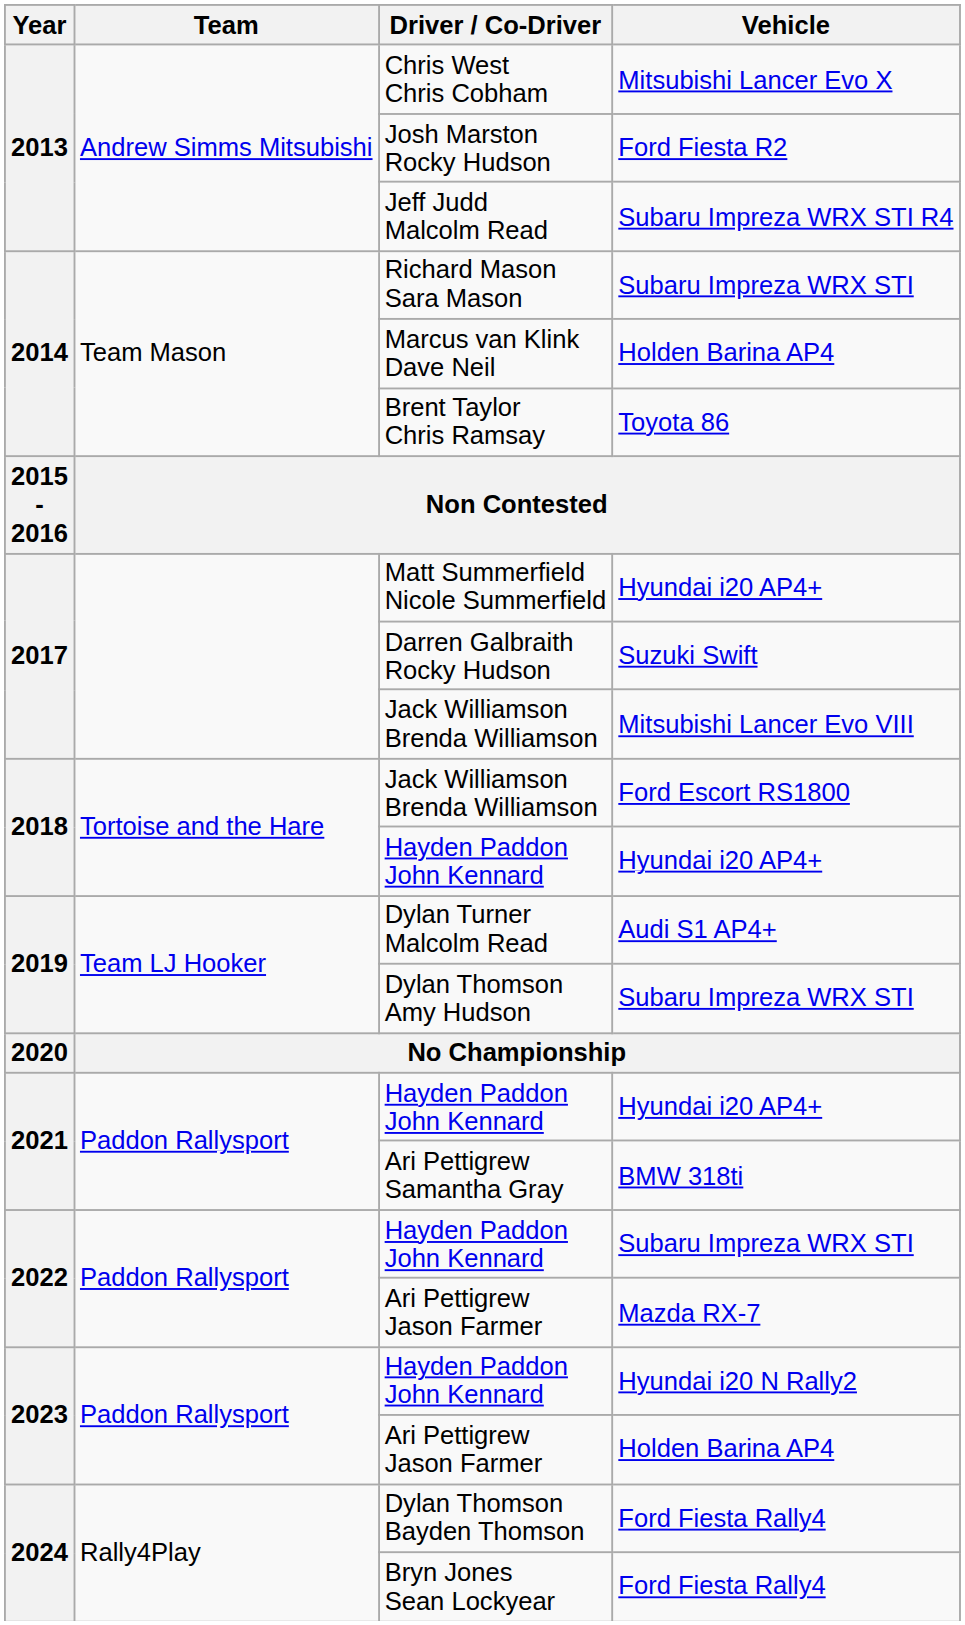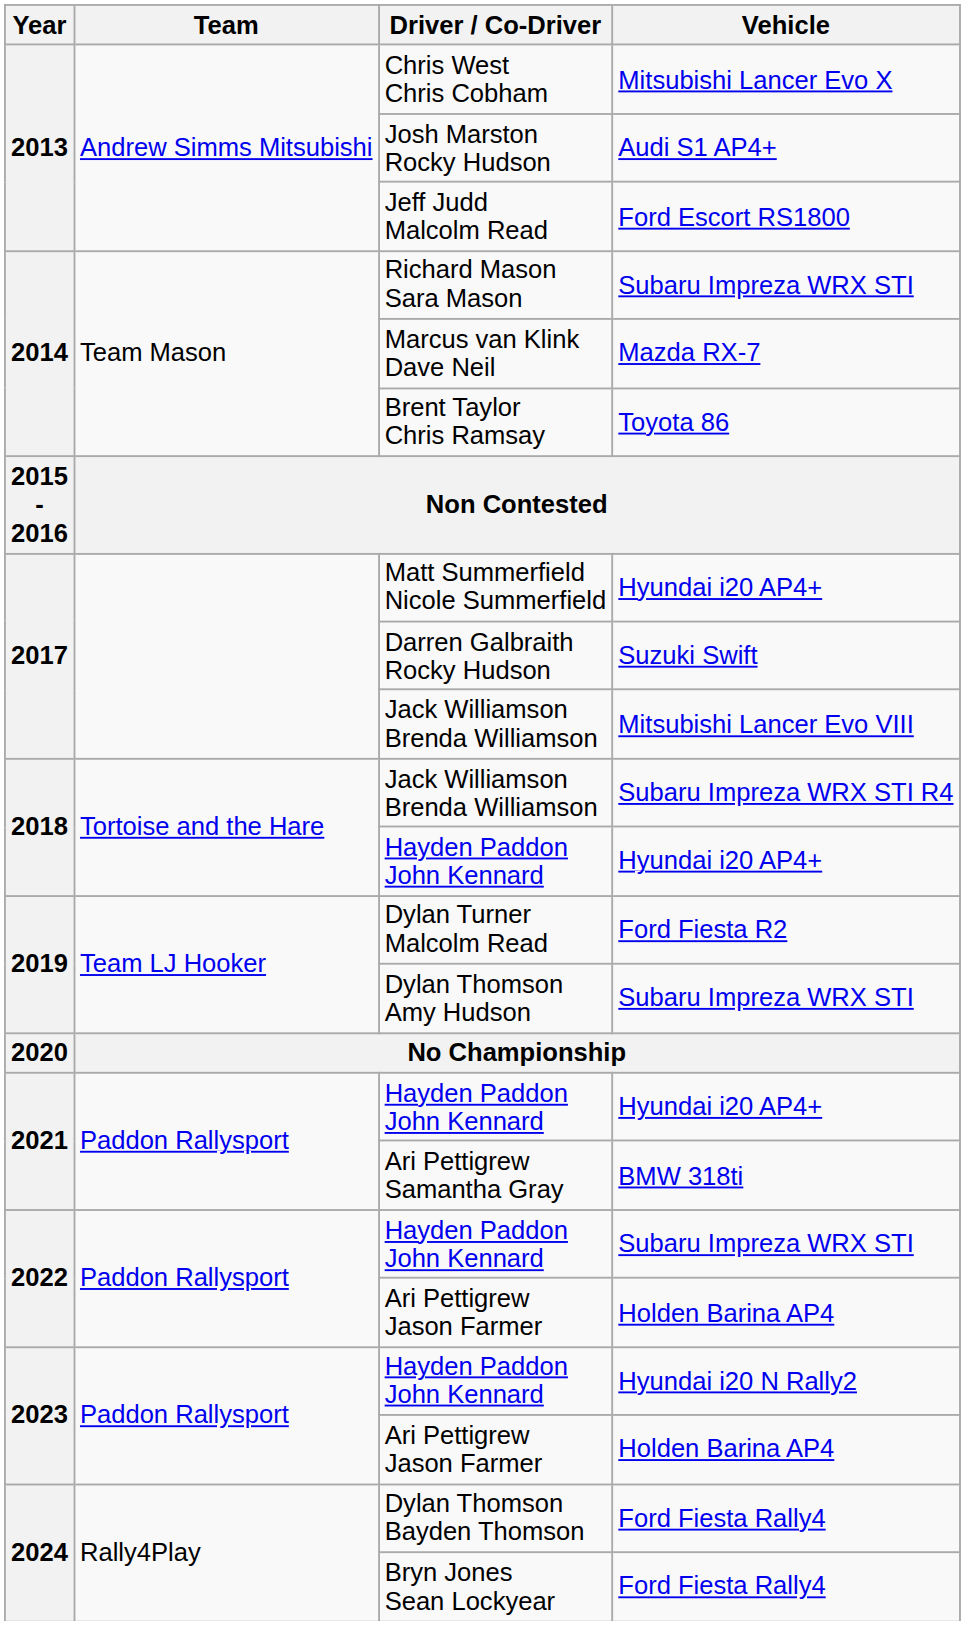(703, 148) Ford Fiesta R2 -> (698, 148) Audi S1 AP4+
(786, 216) Subaru Impreza WRX STI R4 -> (734, 216) Ford Escort RS1800
(726, 353) Holden Barina AP4 -> (689, 353) Mazda RX-7
(734, 792) Ford Escort RS1800 -> (786, 792) Subaru Impreza WRX STI R4
(698, 929) Audi S1 AP4+ -> (703, 929) Ford Fiesta R2
(689, 1312) Mazda RX-7 -> (726, 1312) Holden Barina AP4
